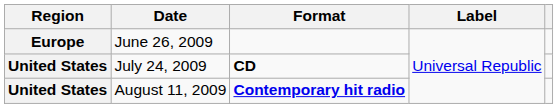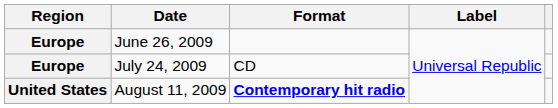(58, 66) United States -> (58, 66) Europe
(245, 66) bold -> (245, 66) normal
